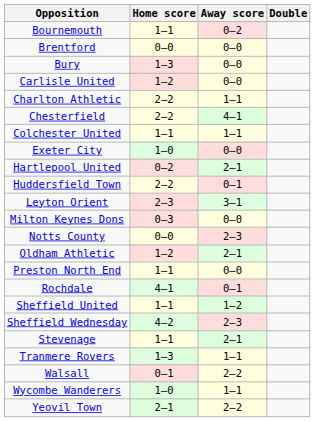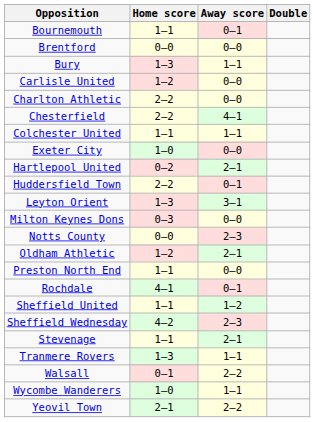(233, 30) 0–2 -> (233, 30) 0–1
(233, 64) 0–0 -> (233, 64) 1–1
(233, 99) 1–1 -> (233, 99) 0–0
(164, 202) 2–3 -> (164, 202) 1–3
